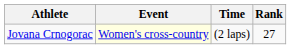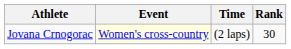(269, 34) 27 -> (269, 34) 30
